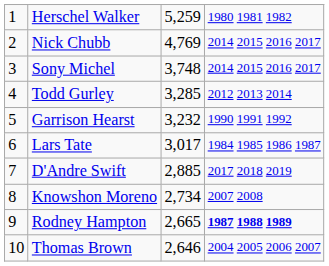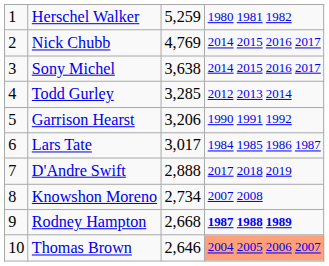(183, 68) 3,748 -> (183, 68) 3,638
(183, 119) 3,232 -> (183, 119) 3,206
(183, 171) 2,885 -> (183, 171) 2,888
(183, 222) 2,665 -> (183, 222) 2,668
(264, 247) no background -> (264, 247) lightsalmon background
